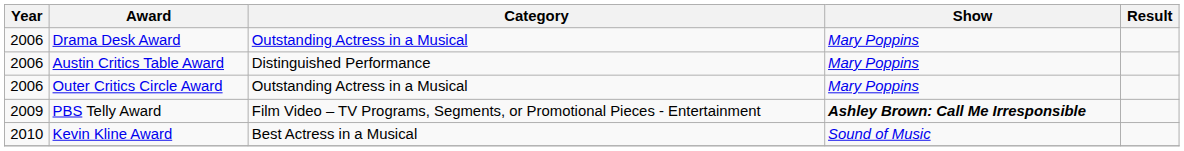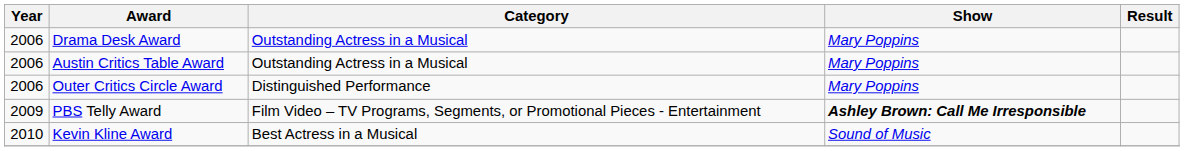(341, 63) Distinguished Performance -> (360, 63) Outstanding Actress in a Musical
(360, 87) Outstanding Actress in a Musical -> (341, 87) Distinguished Performance
